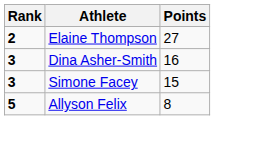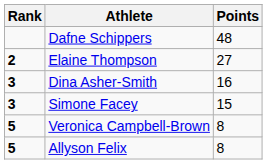+ row: (100, 38)
+ row: (129, 126)
